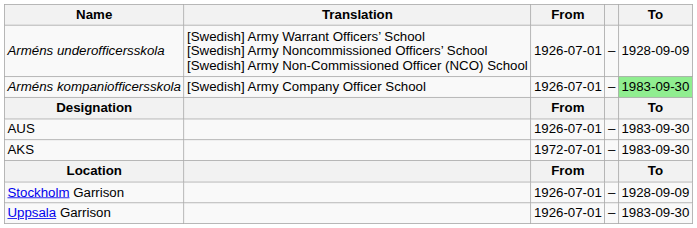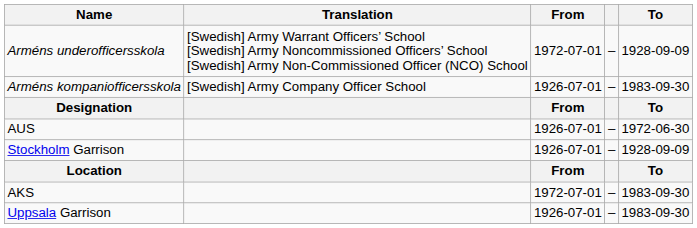(568, 51) 1926-07-01 -> (568, 51) 1972-07-01
(655, 87) lightgreen background -> (655, 87) no background
(655, 129) 1983-09-30 -> (655, 129) 1972-06-30
rows swapped: (21, 150) <-> (66, 192)
